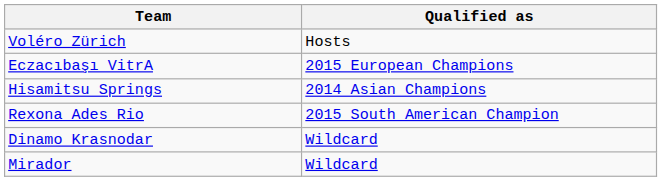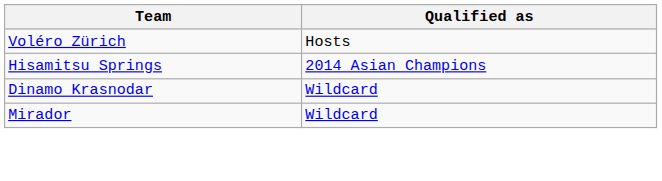- row: (81, 66)
- row: (76, 115)
